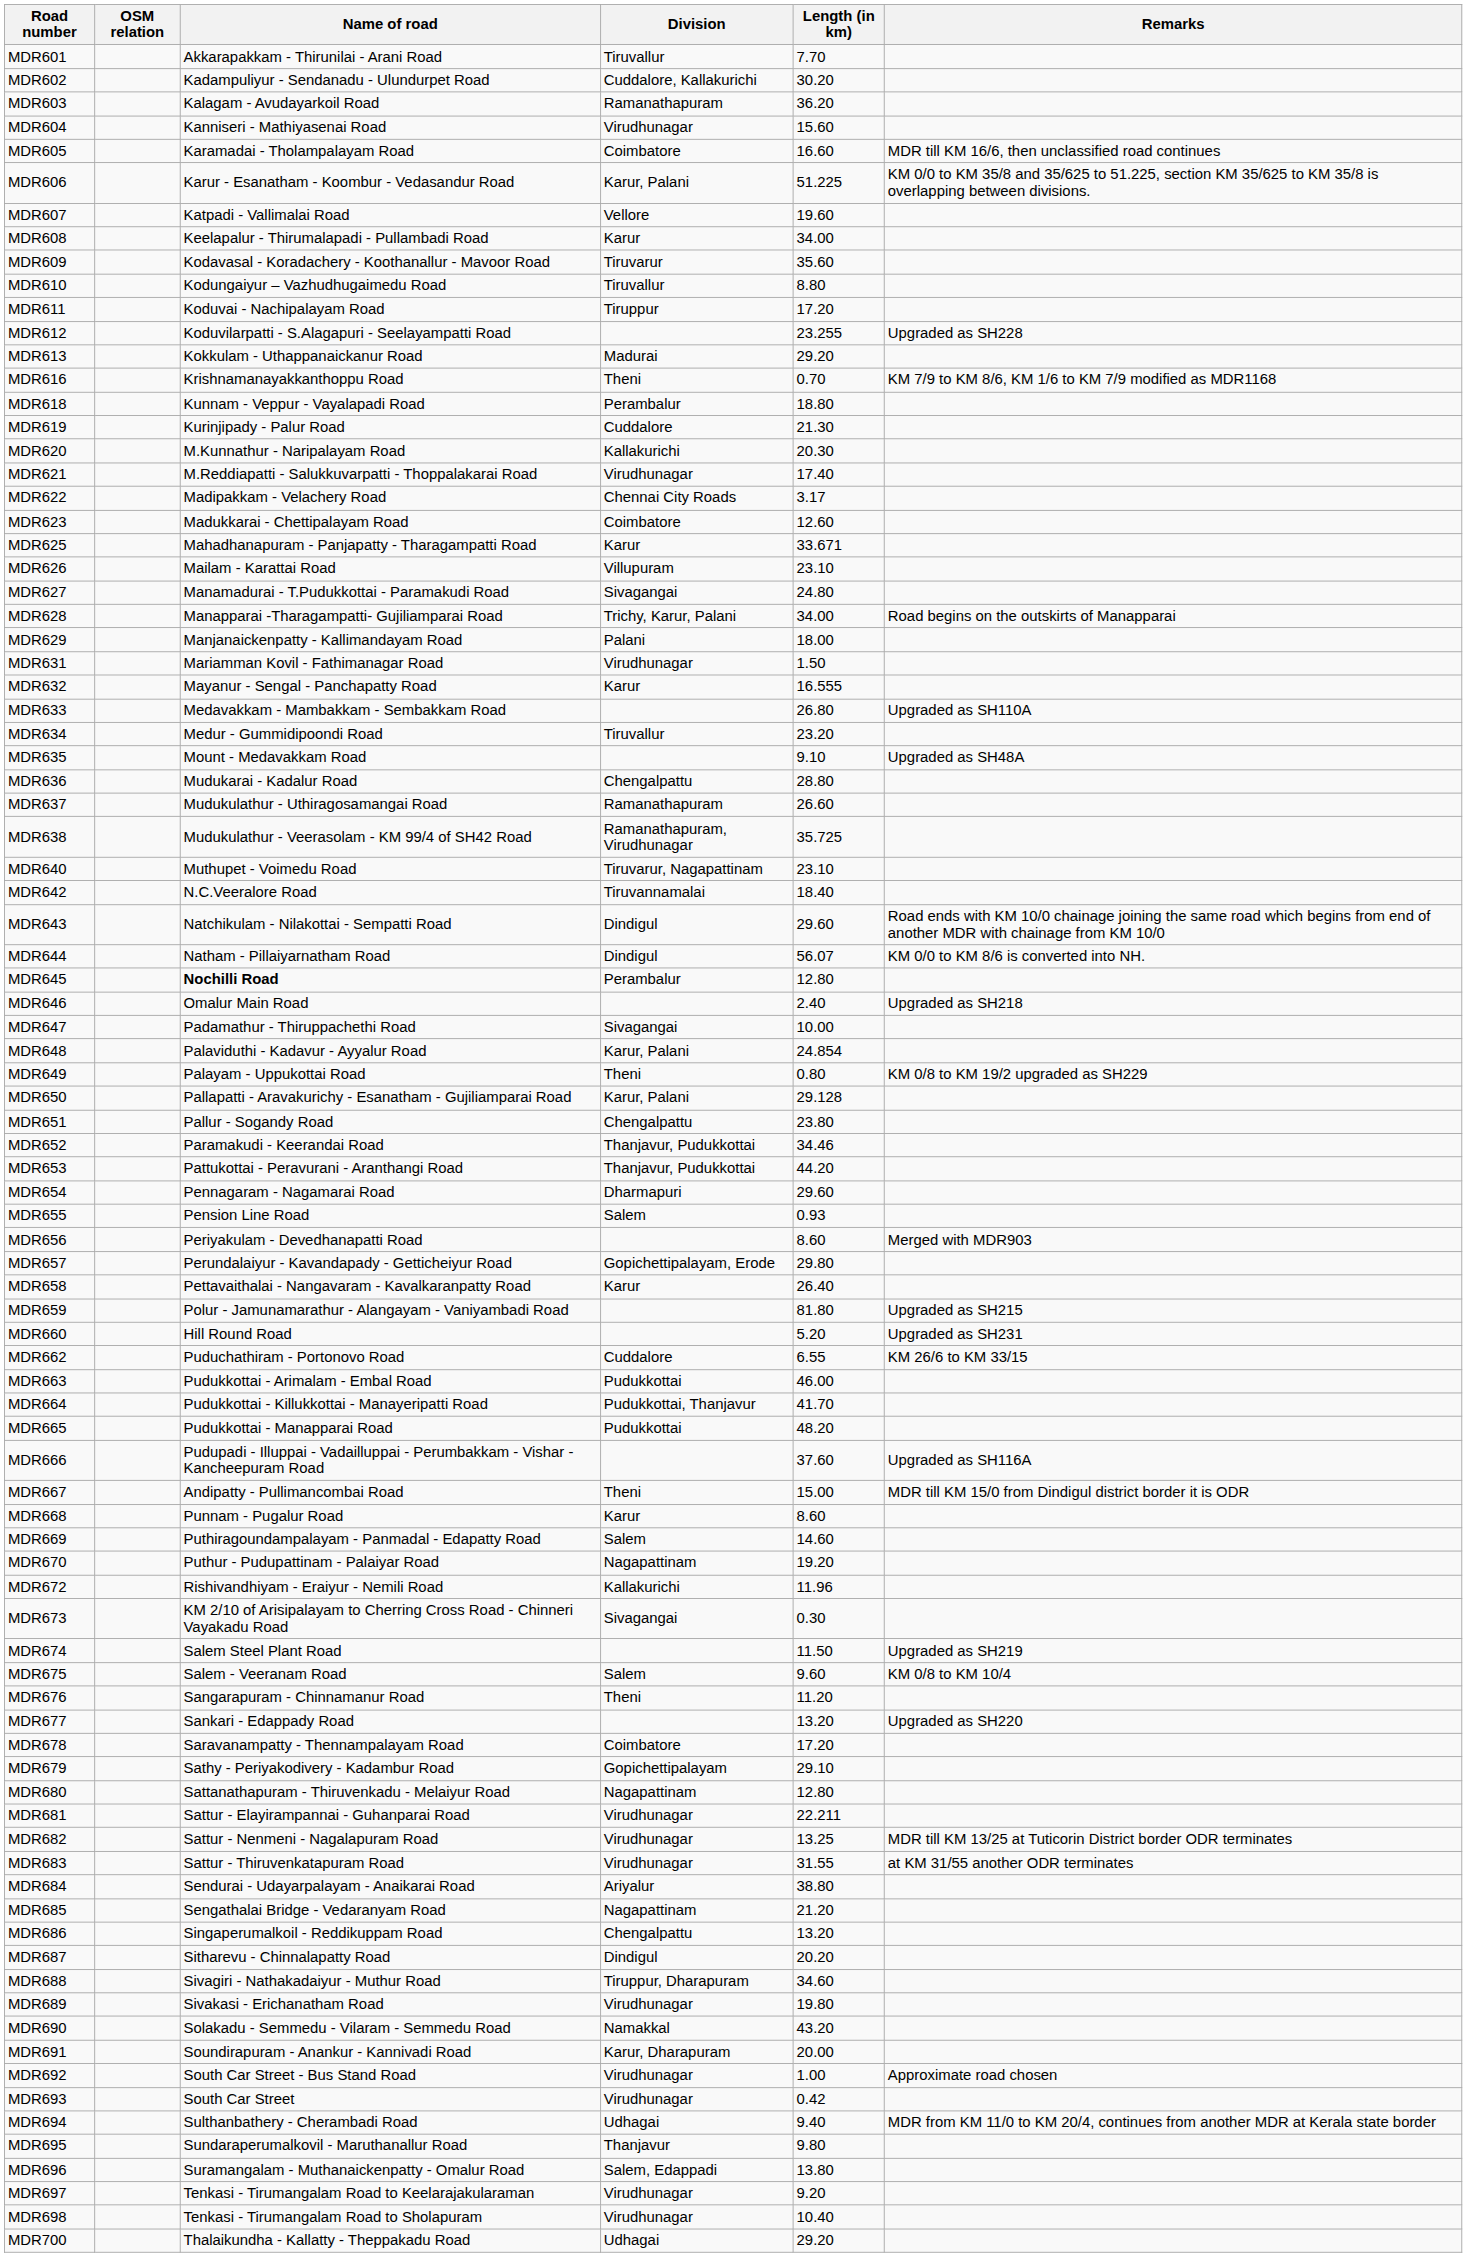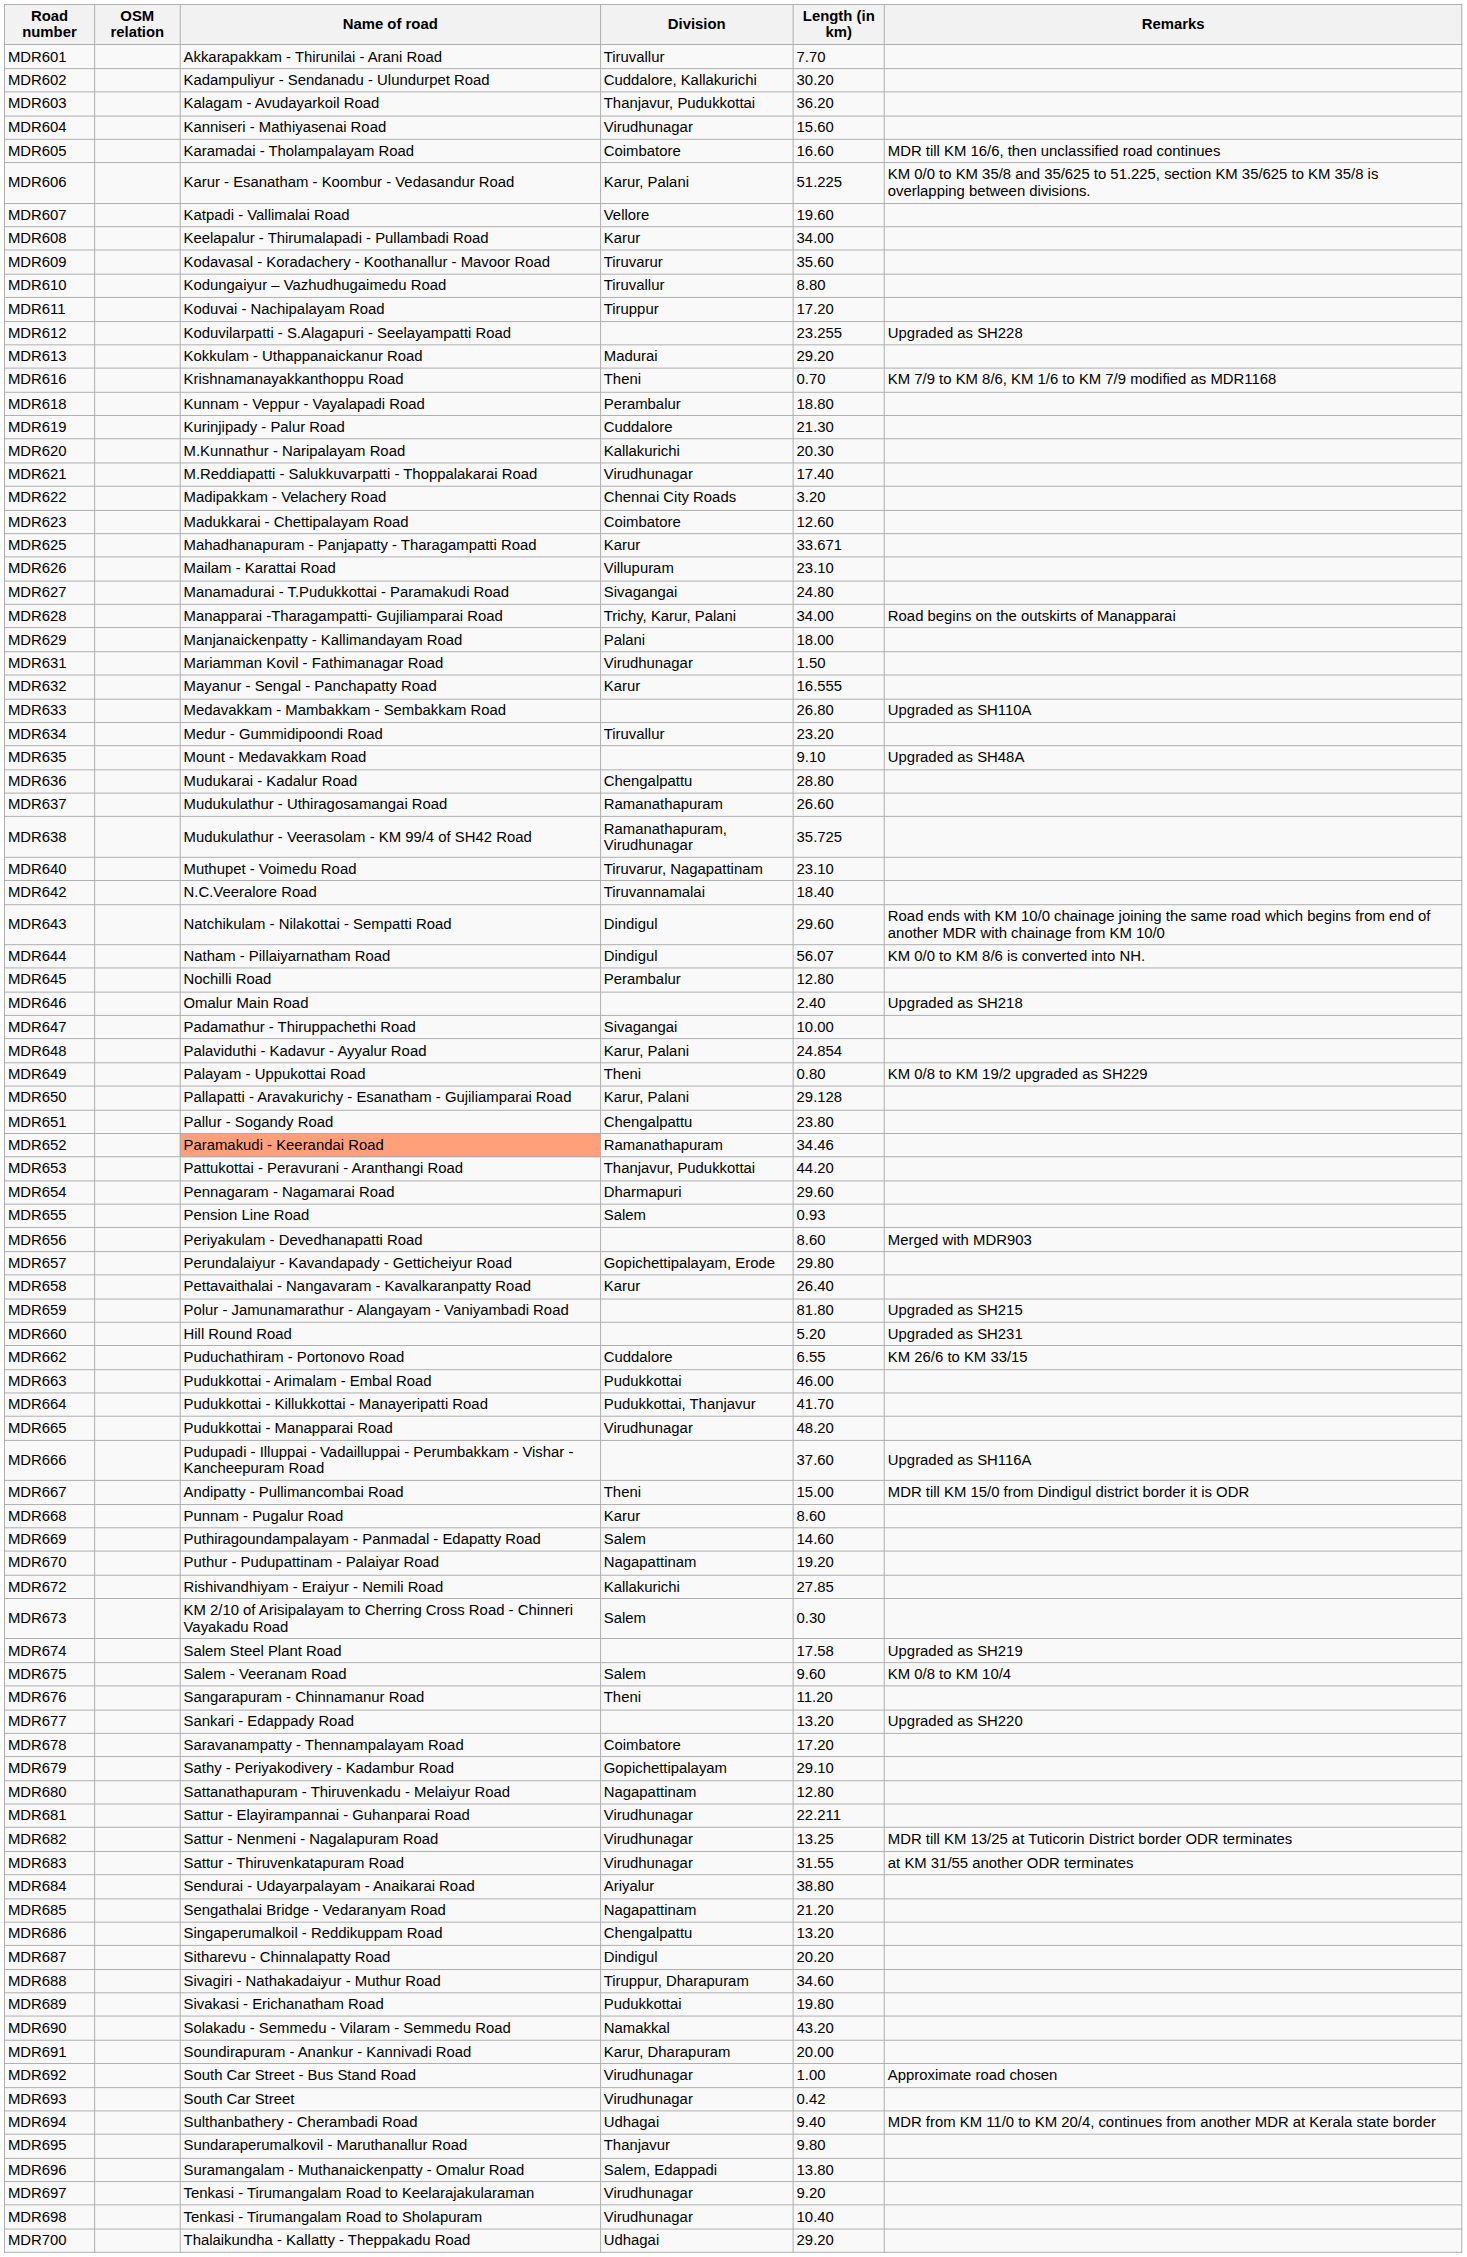(663, 103) Ramanathapuram -> (679, 103) Thanjavur, Pudukkottai
(811, 498) 3.17 -> (811, 498) 3.20
(231, 980) bold -> (227, 980) normal
(284, 1145) no background -> (284, 1145) lightsalmon background
(679, 1145) Thanjavur, Pudukkottai -> (663, 1145) Ramanathapuram
(643, 1428) Pudukkottai -> (648, 1428) Virudhunagar
(815, 1586) 11.96 -> (815, 1586) 27.85
(641, 1618) Sivagangai -> (625, 1618) Salem
(815, 1650) 11.50 -> (815, 1650) 17.58
(648, 2004) Virudhunagar -> (643, 2004) Pudukkottai
